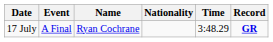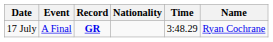columns swapped: (108, 12) <-> (249, 12)
